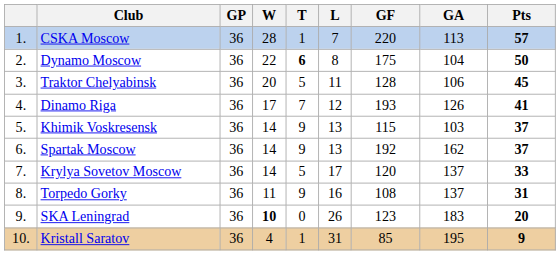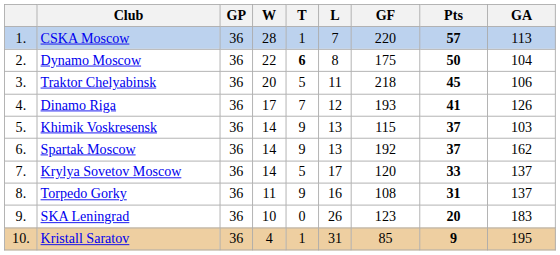columns swapped: (454, 15) <-> (522, 15)
(385, 82) 128 -> (385, 82) 218
(269, 216) bold -> (269, 216) normal
